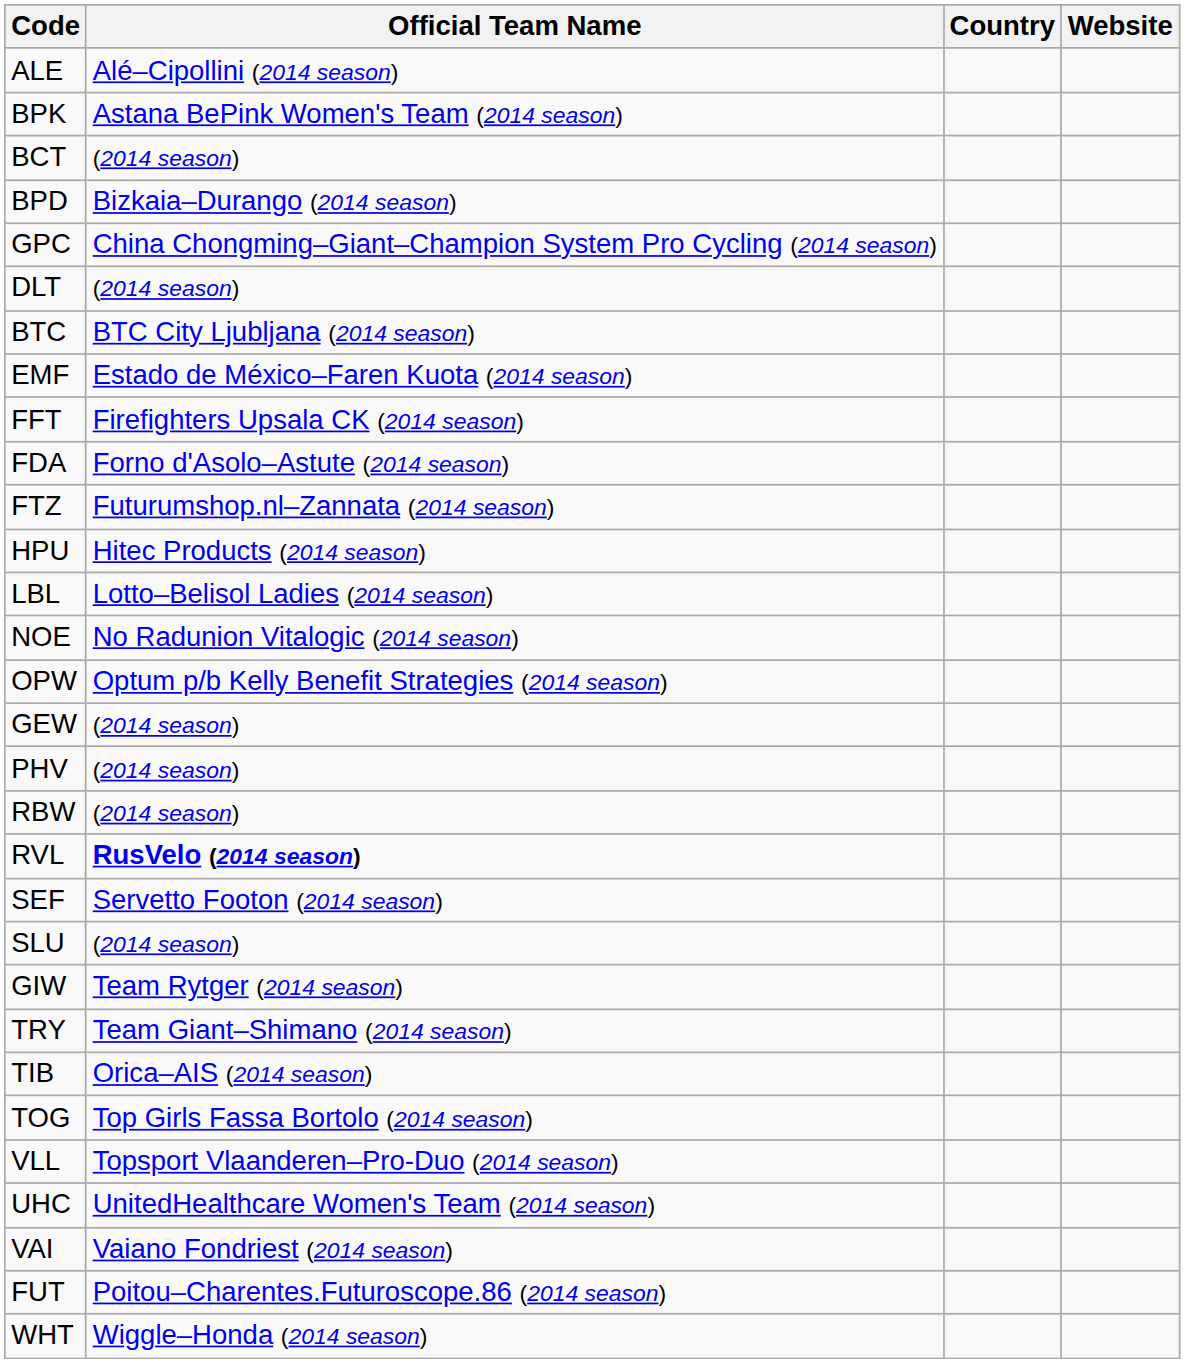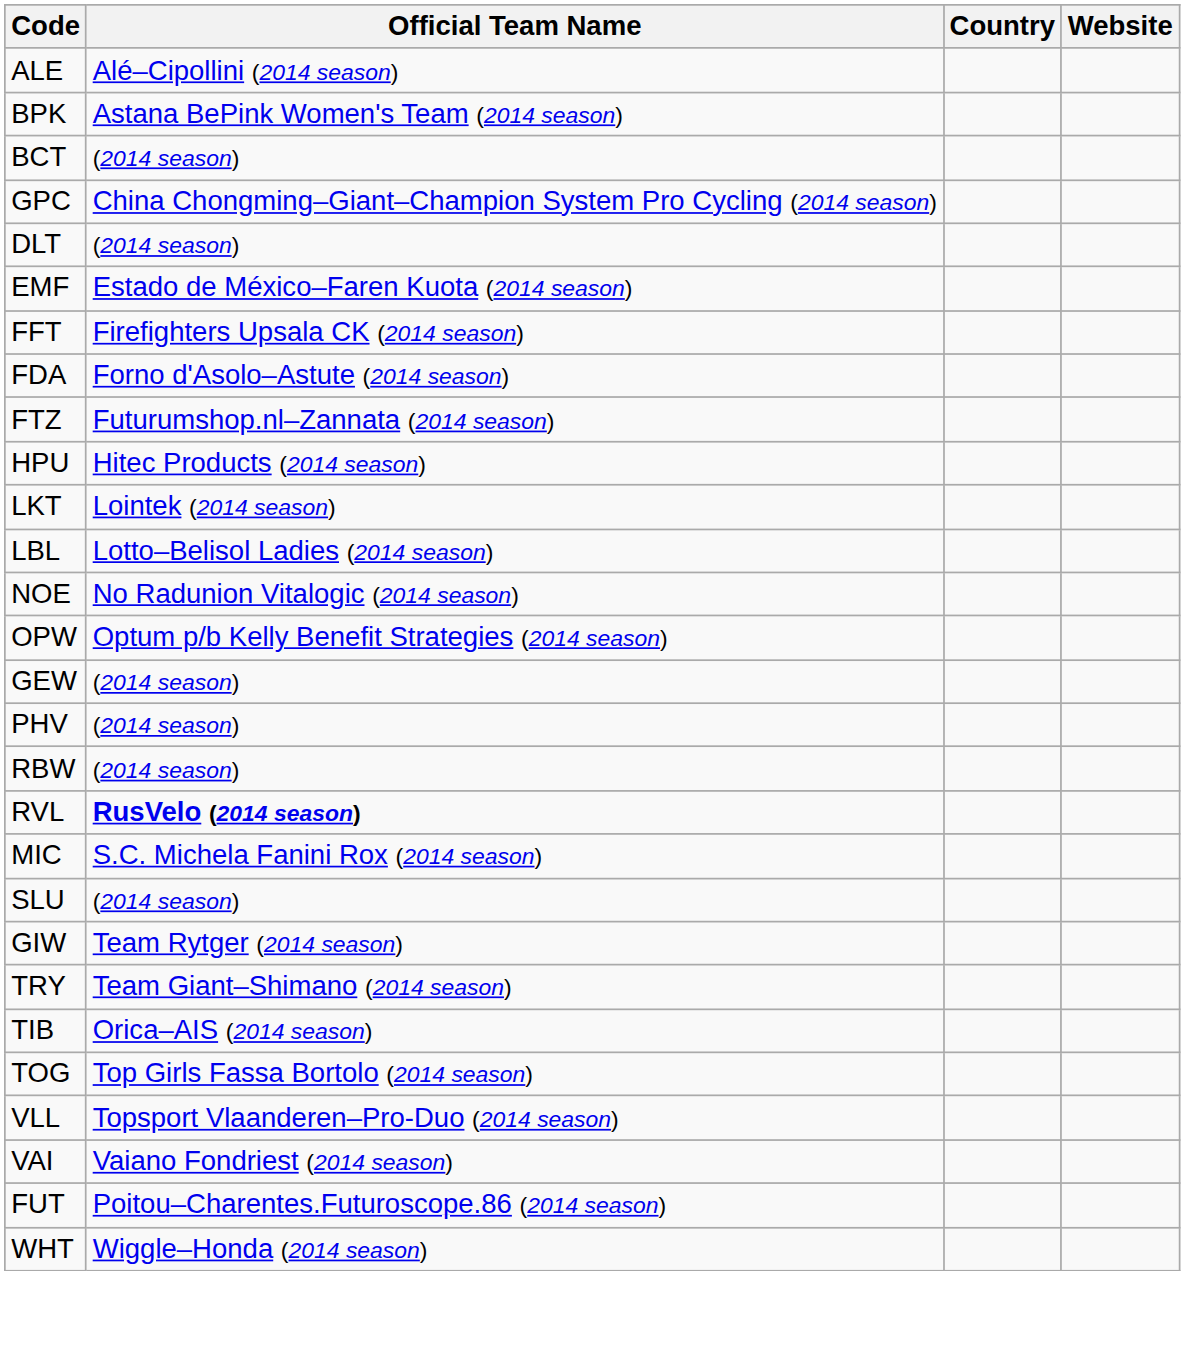- row: (40, 200)
- row: (39, 331)
+ row: (36, 506)
+ row: (36, 855)
- row: (38, 899)
- row: (41, 1204)
